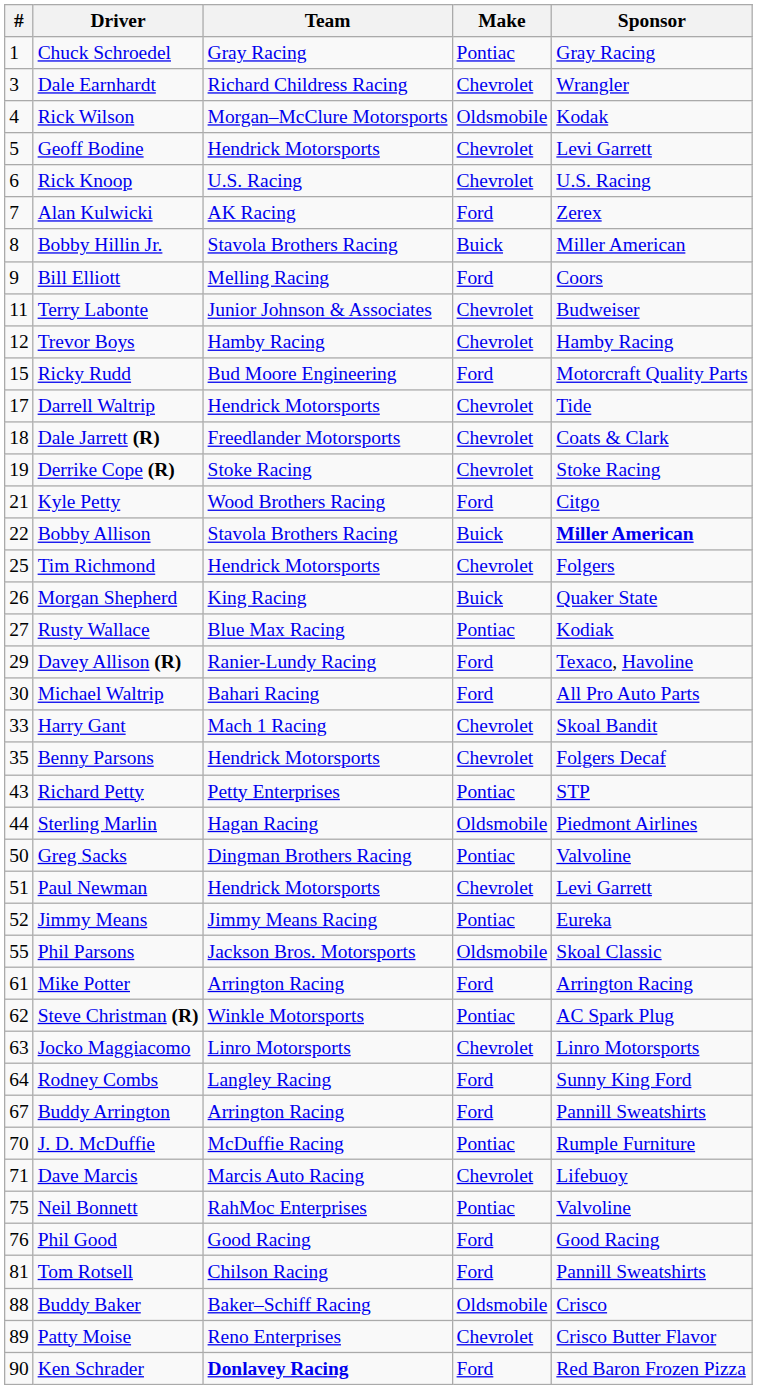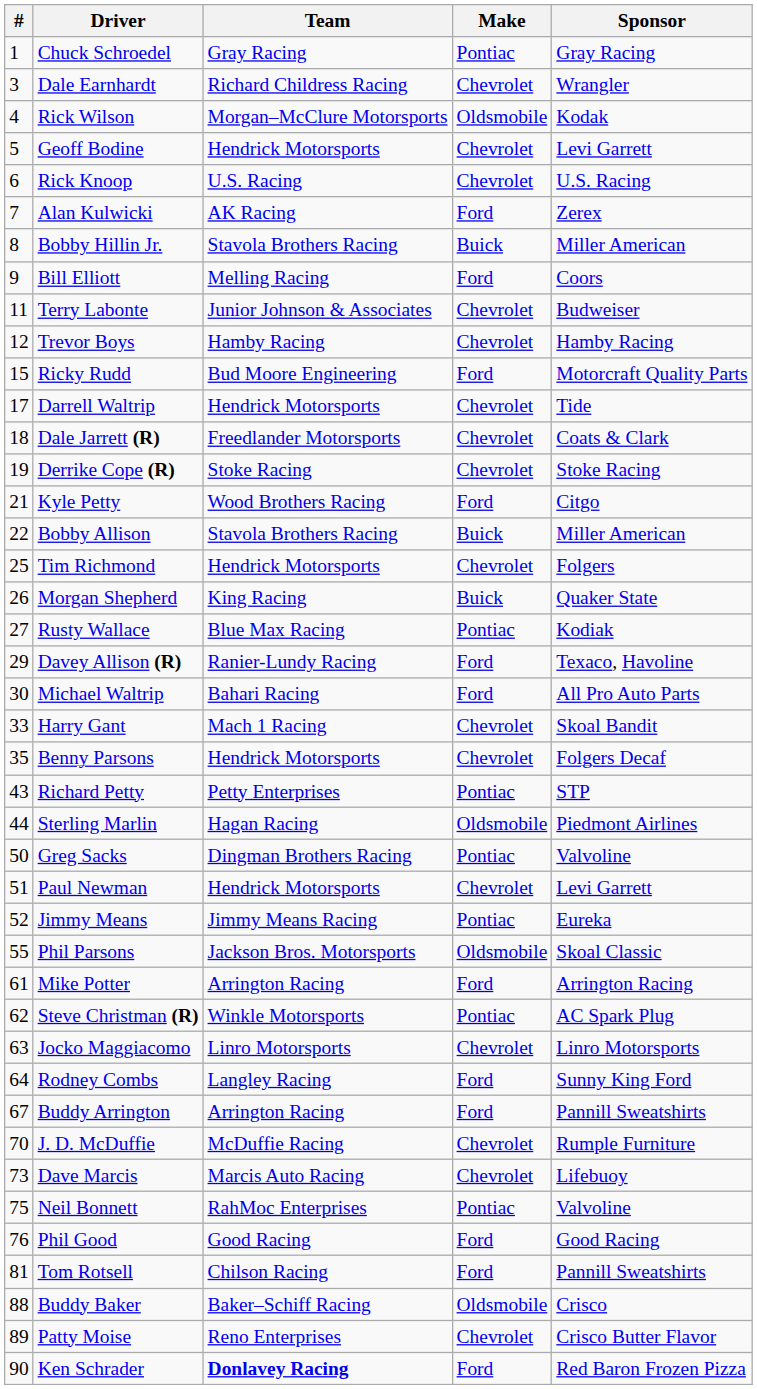(625, 534) bold -> (621, 534) normal
(486, 1143) Pontiac -> (495, 1143) Chevrolet
(19, 1175) 71 -> (19, 1175) 73
